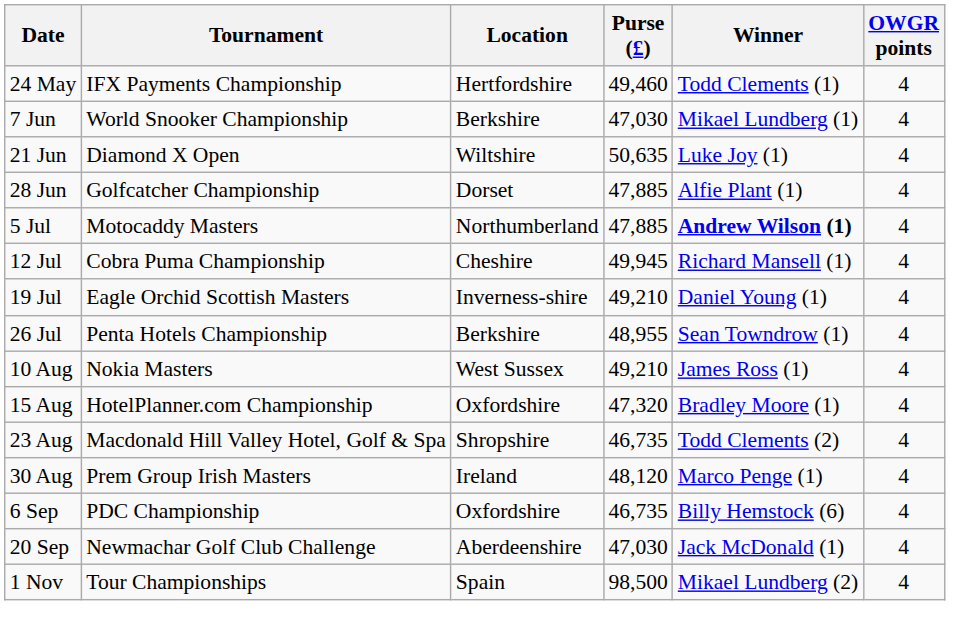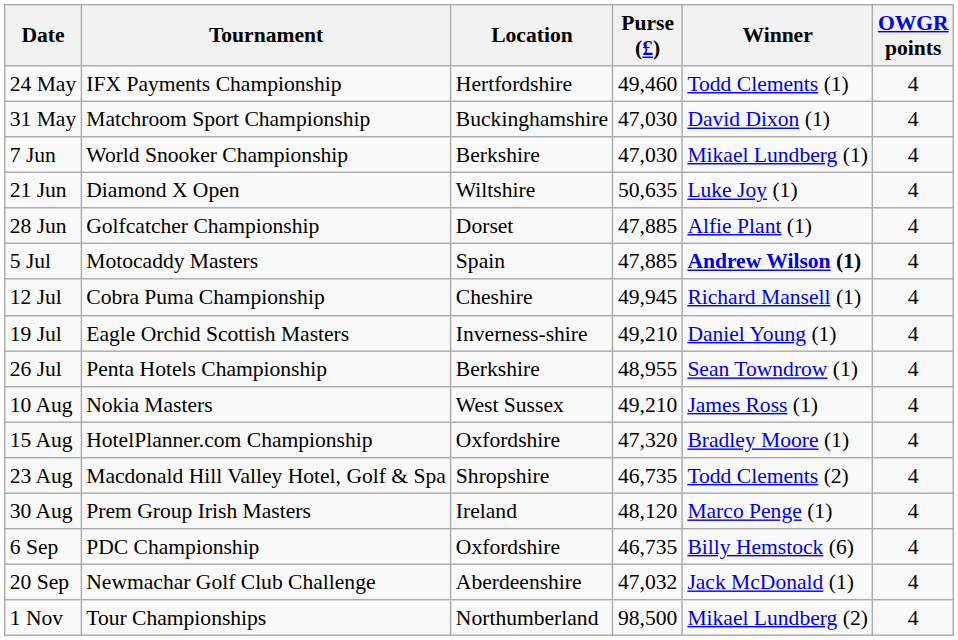+ row: (43, 119)
(527, 225) Northumberland -> (480, 261) Spain
(638, 546) 47,030 -> (648, 581) 47,032
(480, 581) Spain -> (527, 617) Northumberland
